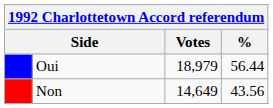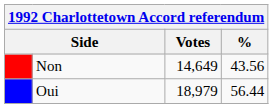rows swapped: (47, 66) <-> (49, 91)
